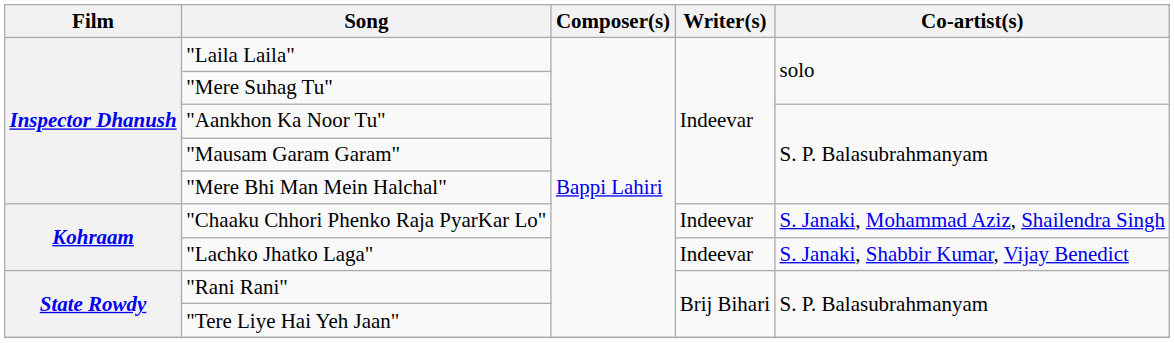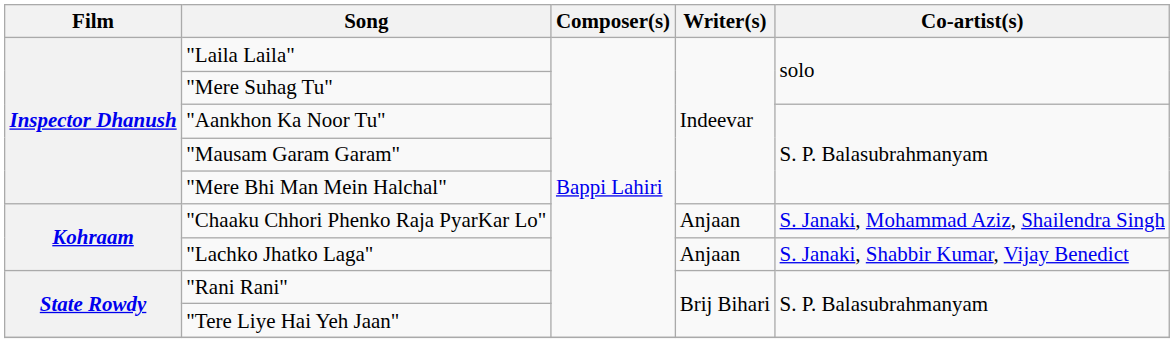(716, 220) Indeevar -> (710, 220) Anjaan
(716, 253) Indeevar -> (710, 253) Anjaan
